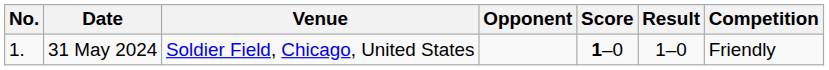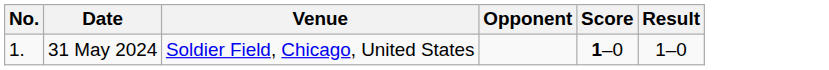- column: (764, 19)
